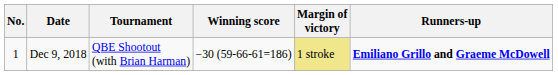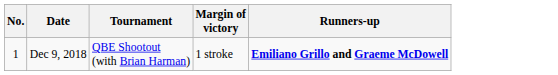- column: (244, 21)
(316, 54) khaki background -> (214, 54) no background
